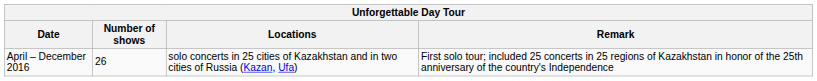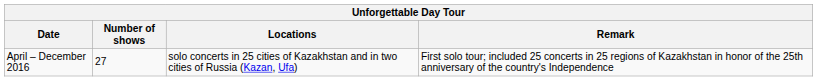(101, 62) 26 -> (101, 62) 27
